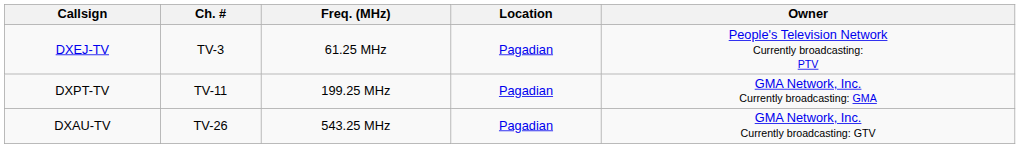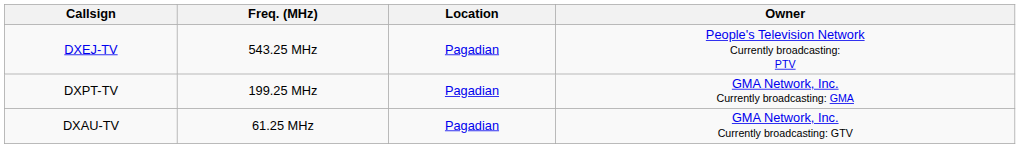- column: (211, 14)
(356, 49) 61.25 MHz -> (283, 49) 543.25 MHz
(356, 125) 543.25 MHz -> (283, 125) 61.25 MHz
